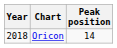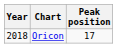(89, 36) 14 -> (89, 36) 17
